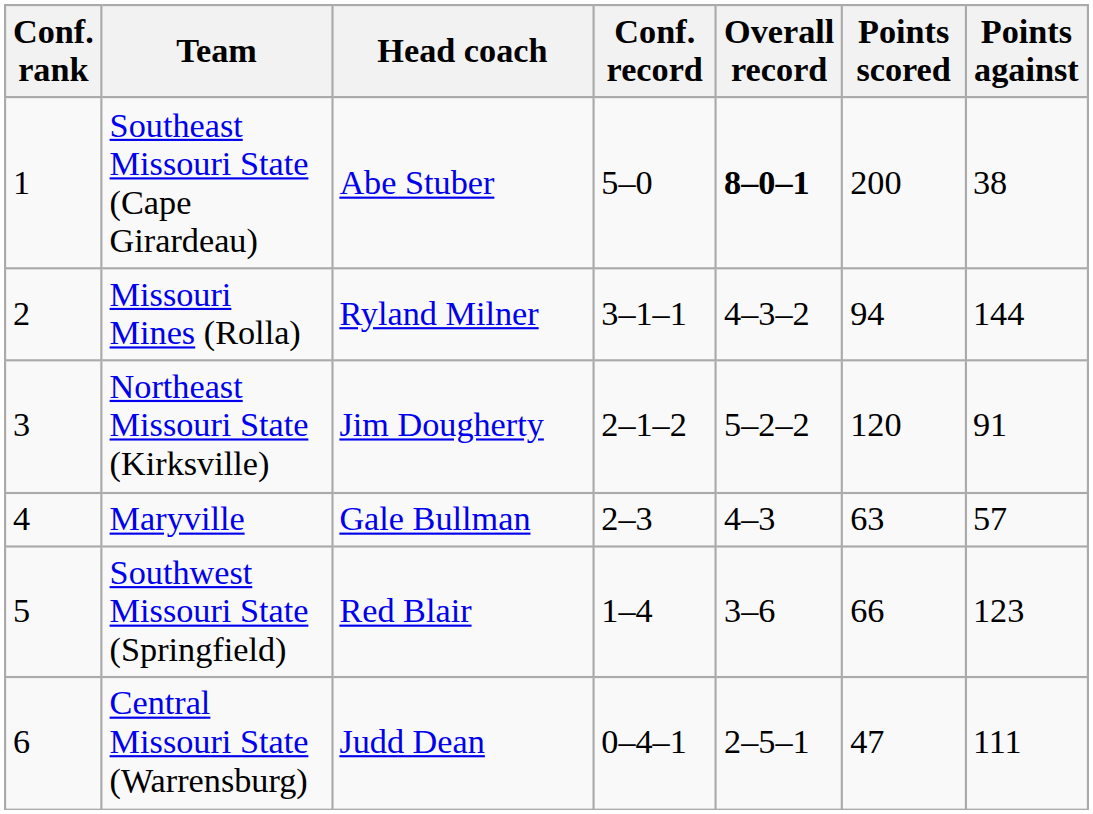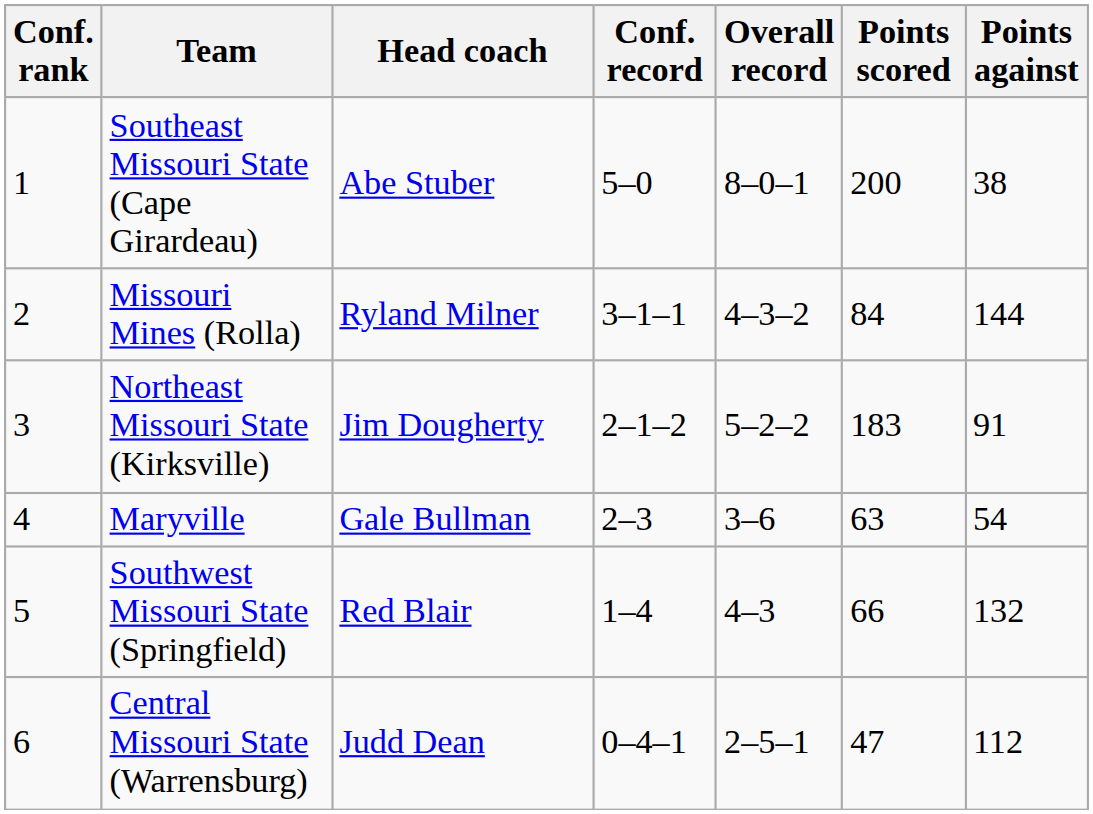(767, 182) bold -> (767, 182) normal
(867, 313) 94 -> (867, 313) 84
(876, 425) 120 -> (876, 425) 183
(750, 518) 4–3 -> (750, 518) 3–6
(990, 518) 57 -> (990, 518) 54
(750, 611) 3–6 -> (750, 611) 4–3
(999, 611) 123 -> (999, 611) 132
(997, 742) 111 -> (998, 742) 112
